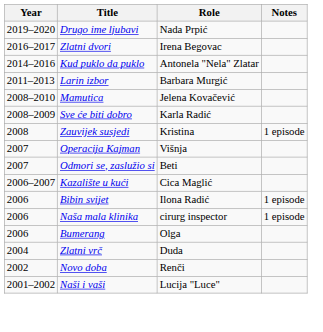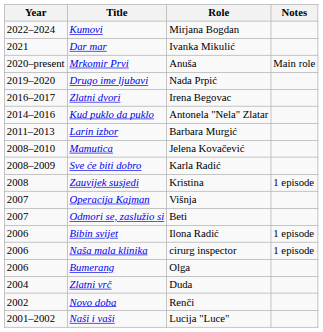+ row: (86, 30)
+ row: (88, 47)
+ row: (99, 64)
- row: (94, 183)
